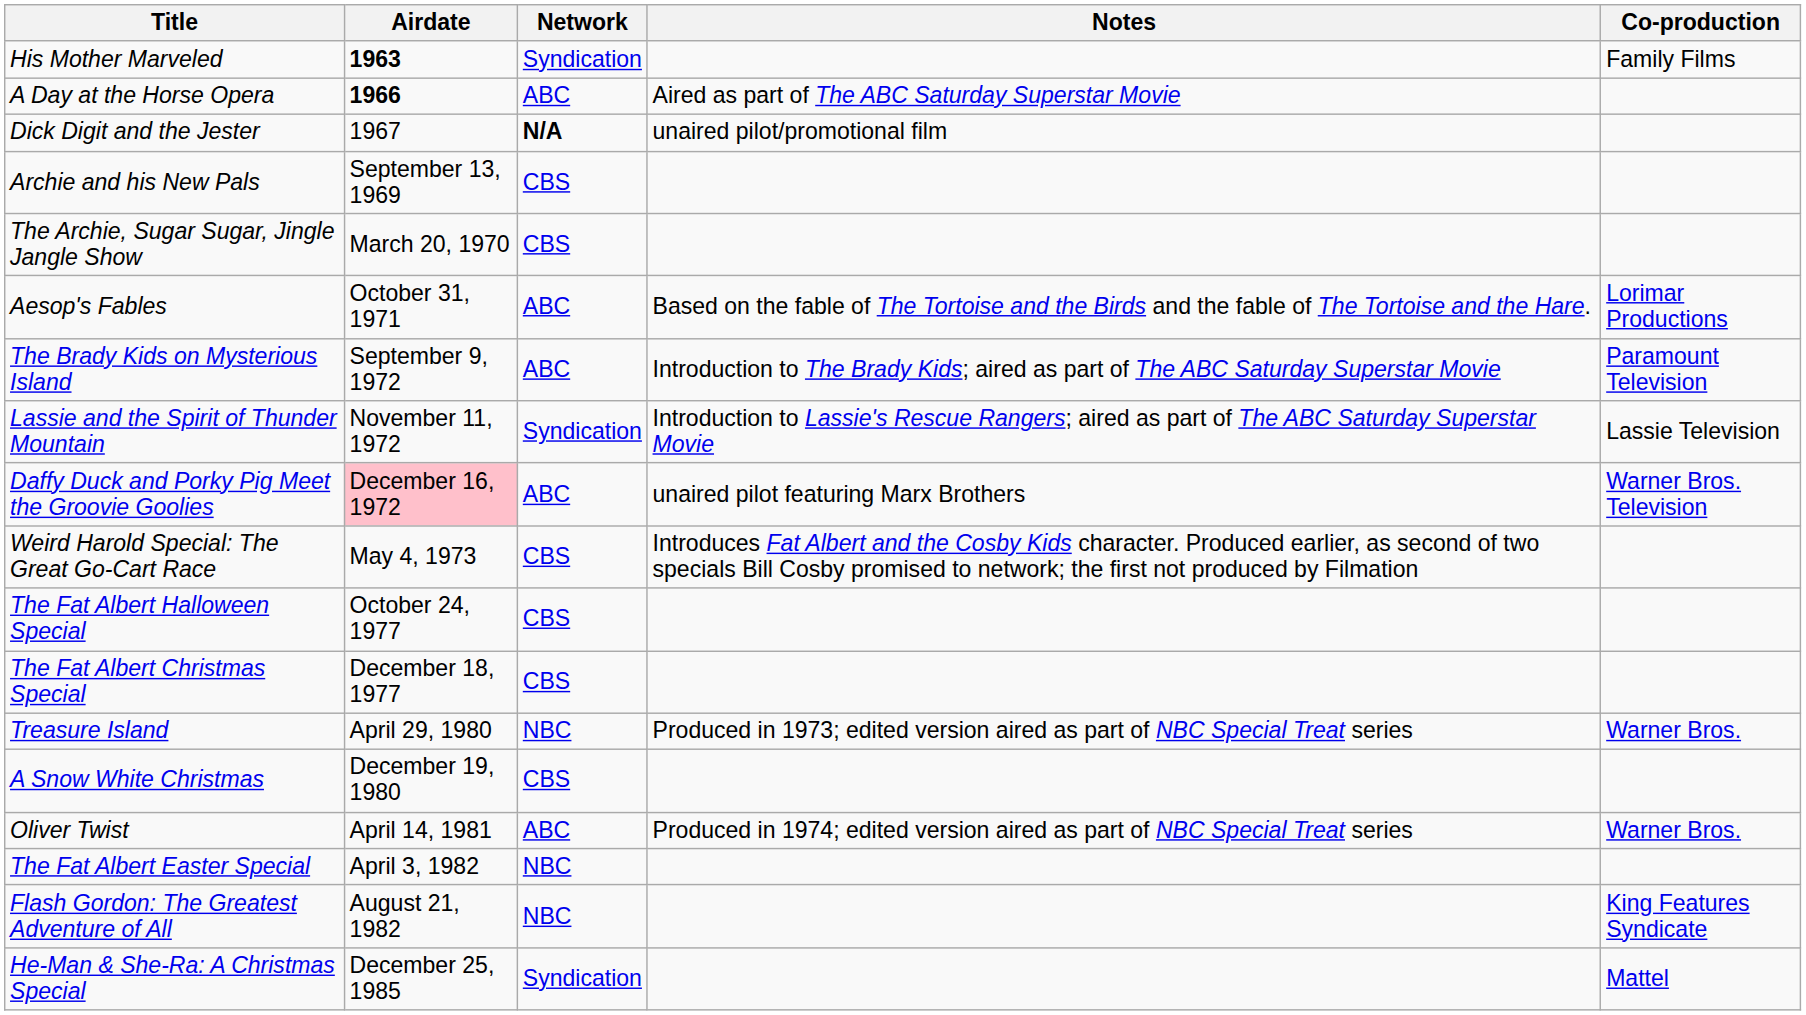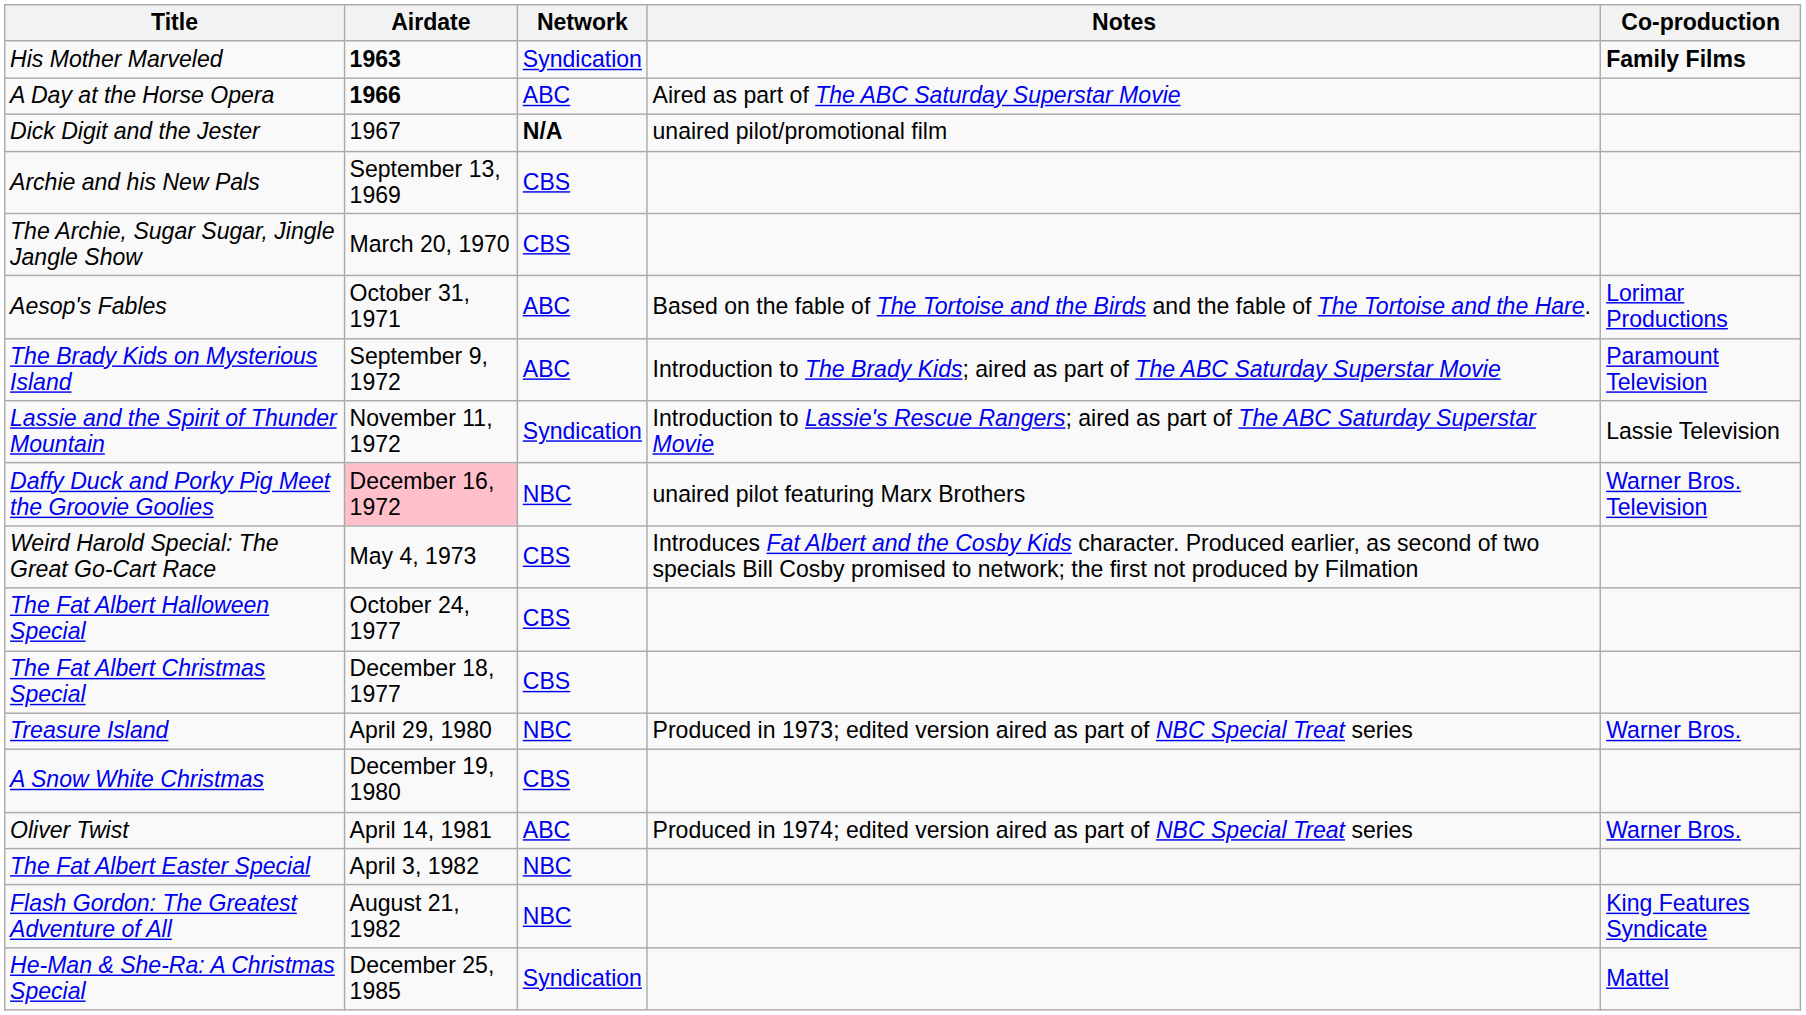(1671, 59) normal -> (1676, 59) bold
(546, 494) ABC -> (547, 494) NBC
